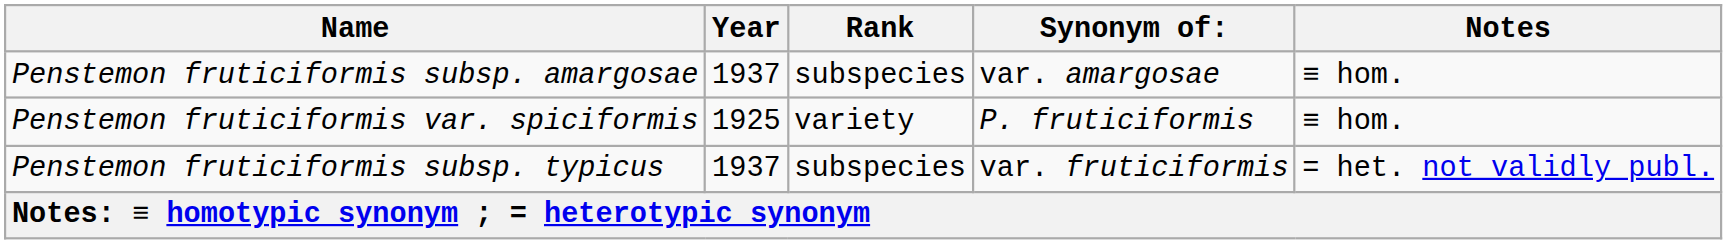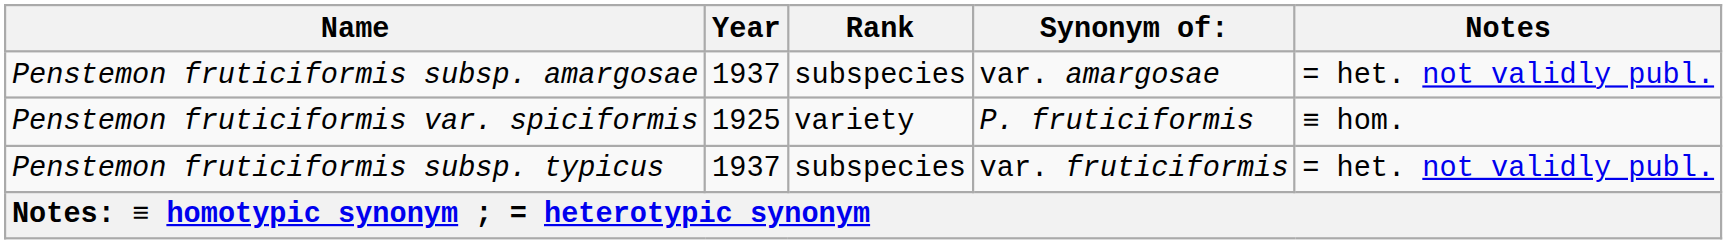(1354, 75) ≡ hom. -> (1508, 75) = het. not validly publ.
